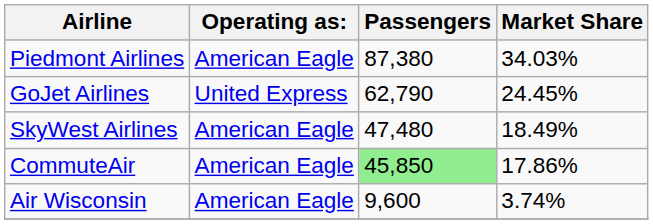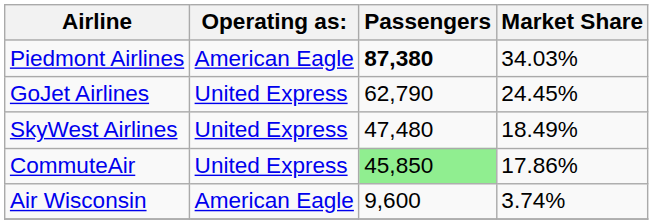(399, 58) normal -> (399, 58) bold
(274, 129) American Eagle -> (271, 129) United Express
(274, 165) American Eagle -> (271, 165) United Express
